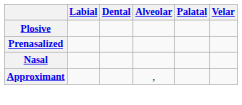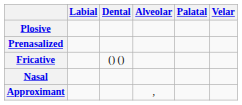+ row: (36, 60)
